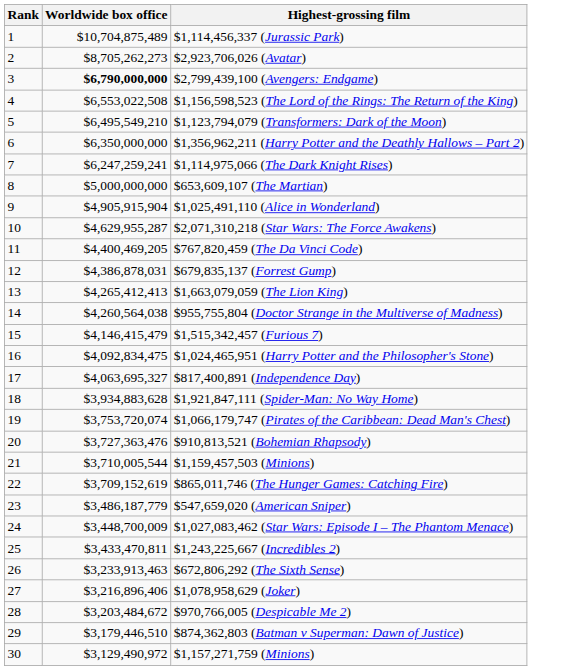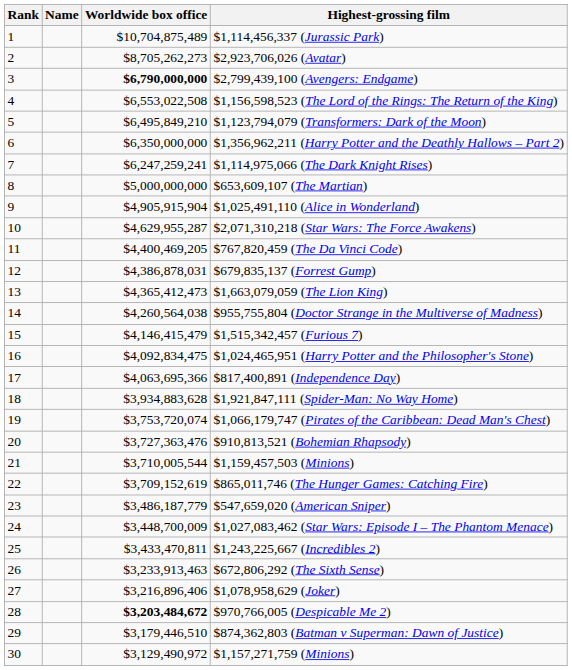+ column: (62, 15)
(126, 121) $6,495,549,210 -> (165, 121) $6,495,849,210
(126, 292) $4,265,412,413 -> (165, 292) $4,365,412,473
(126, 377) $4,063,695,327 -> (165, 377) $4,063,695,366
(126, 611) normal -> (165, 611) bold
